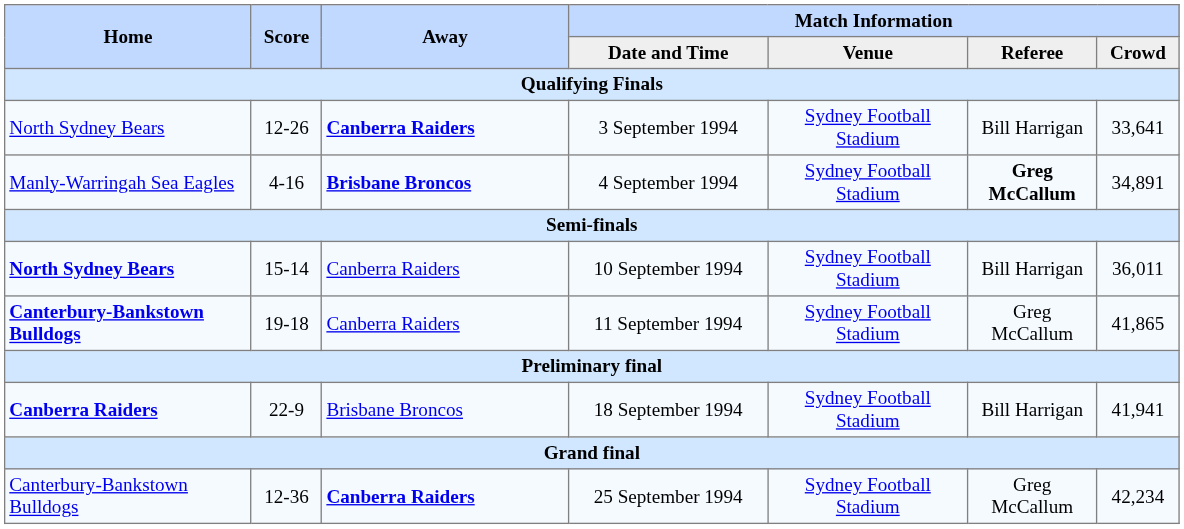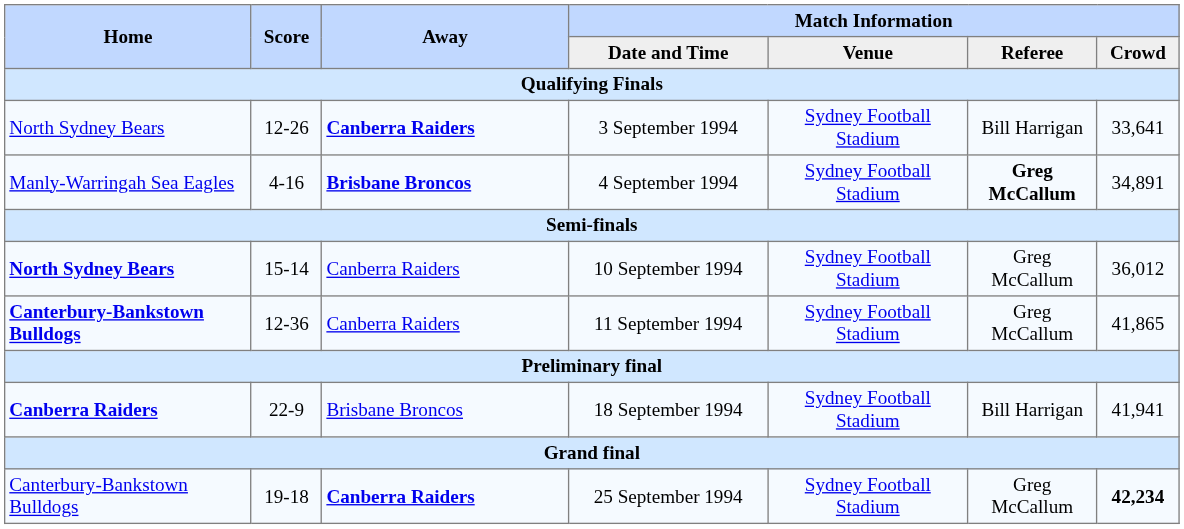(1032, 268) Bill Harrigan -> (1032, 268) Greg McCallum
(1138, 268) 36,011 -> (1138, 268) 36,012
(286, 323) 19-18 -> (286, 323) 12-36
(286, 495) 12-36 -> (286, 495) 19-18
(1138, 495) normal -> (1138, 495) bold
